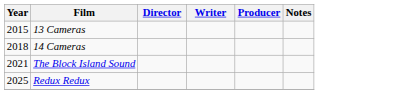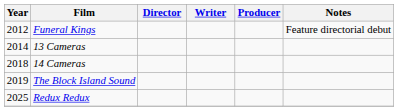+ row: (64, 30)
(18, 30) 2015 -> (18, 47) 2014
(18, 64) 2021 -> (18, 81) 2019
